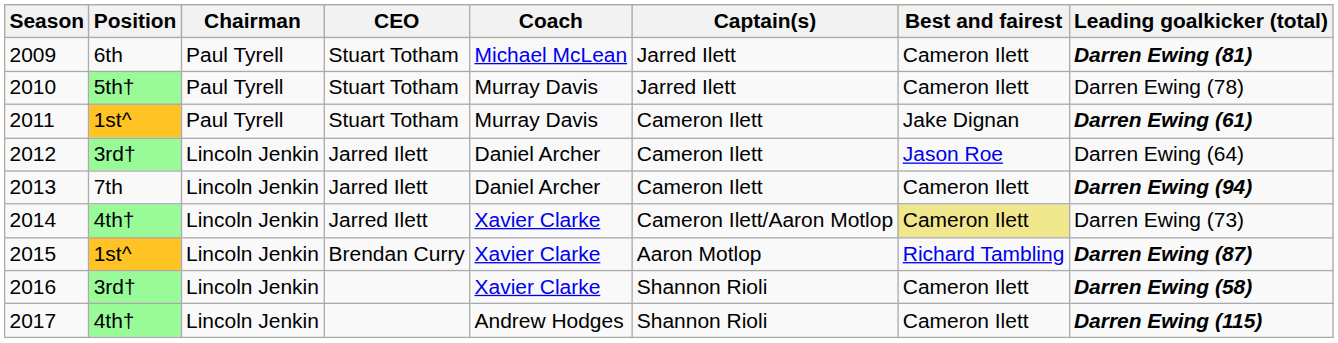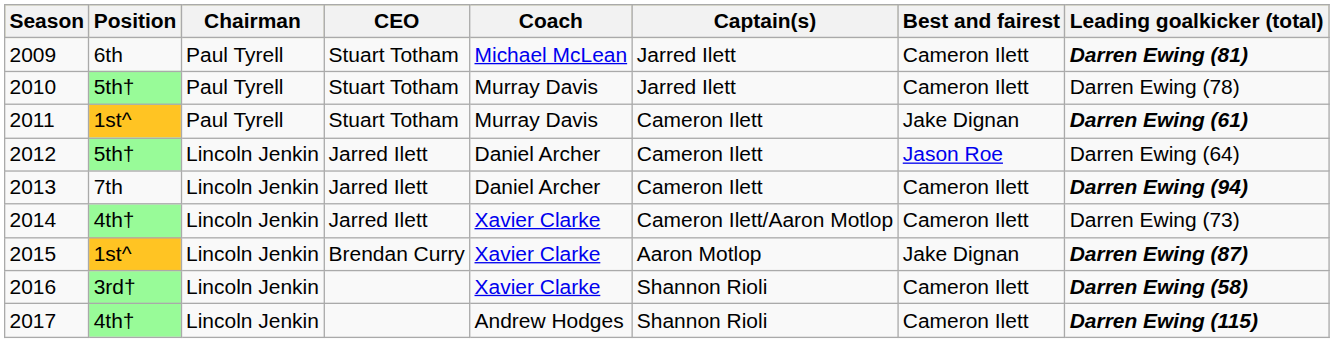(115, 154) 3rd† -> (114, 154) 5th†
(966, 220) khaki background -> (966, 220) no background
(984, 253) Richard Tambling -> (961, 253) Jake Dignan
